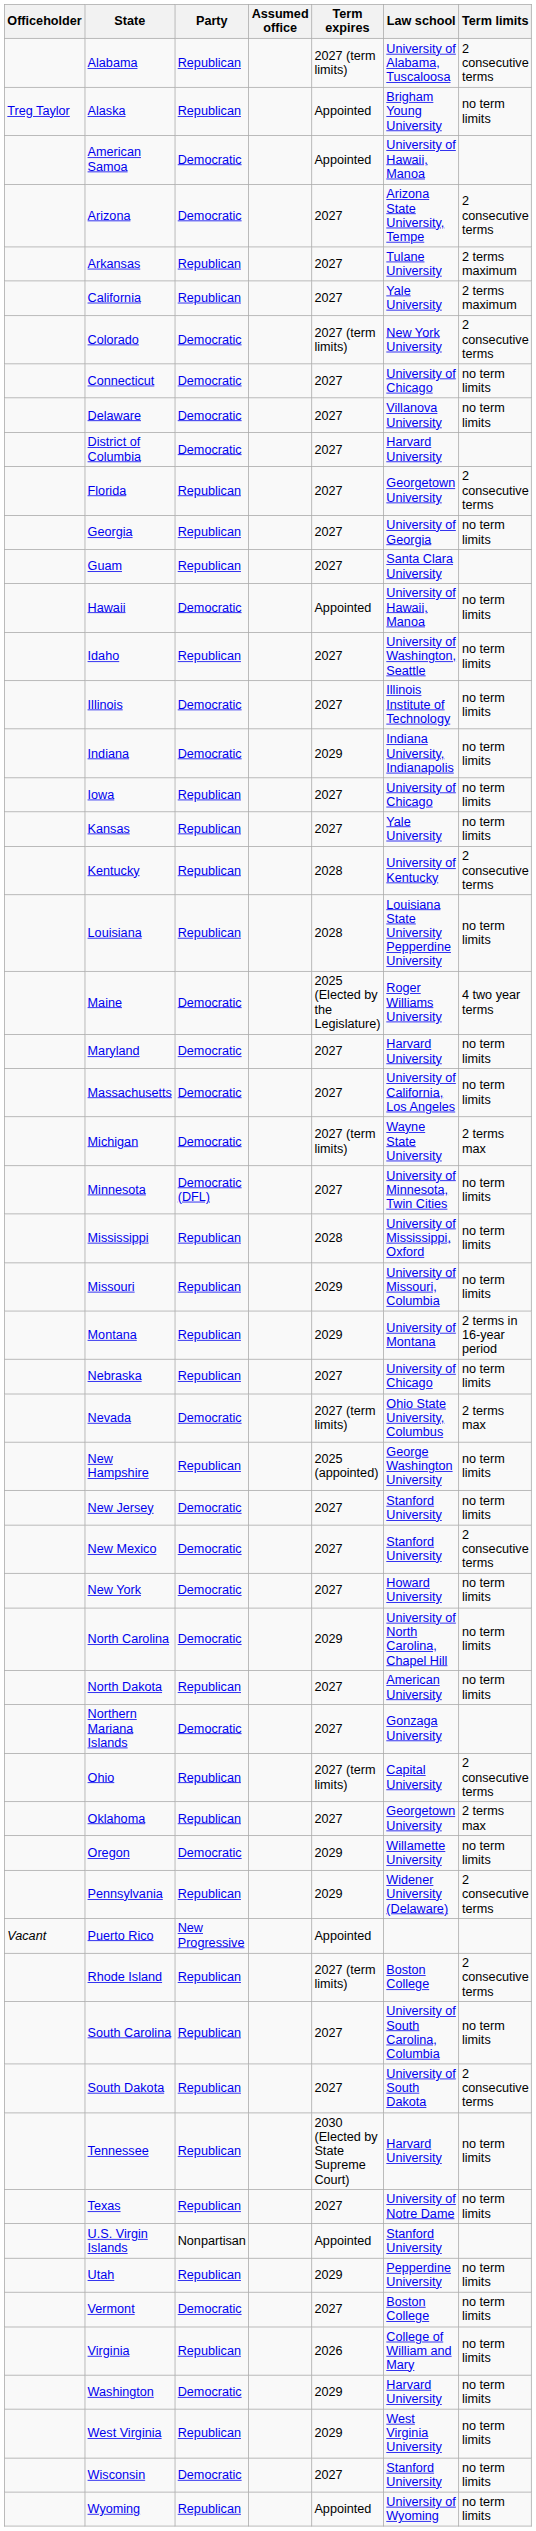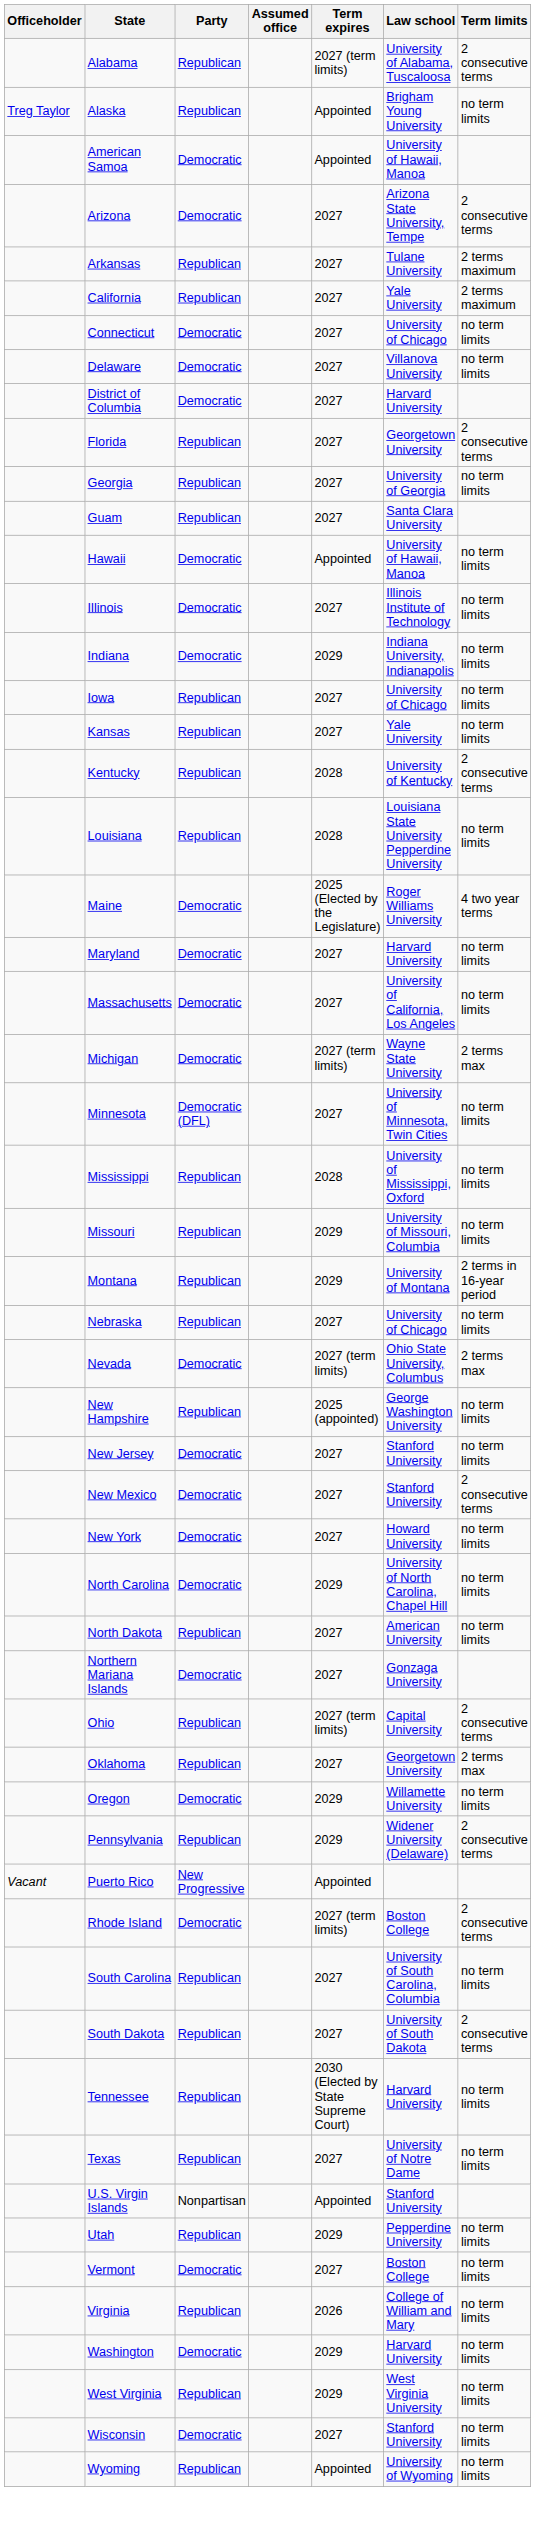- row: (113, 339)
- row: (103, 656)
(209, 1977) Republican -> (210, 1922) Democratic
